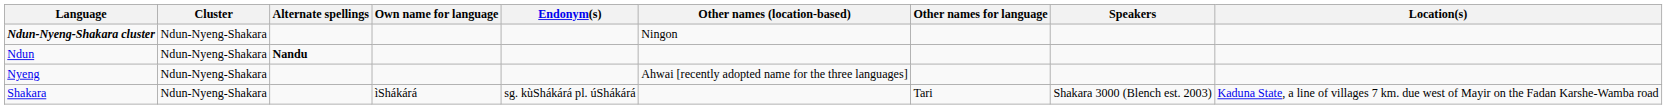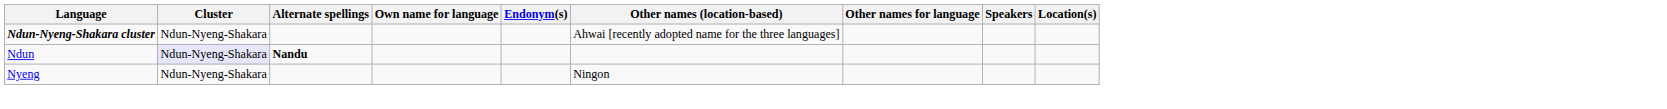(659, 34) Ningon -> (706, 34) Ahwai [recently adopted name for the three languages]
(214, 54) no background -> (214, 54) lavender background
(775, 73) Ahwai [recently adopted name for the three languages] -> (591, 73) Ningon
- row: (27, 93)
